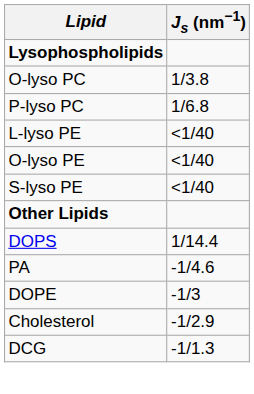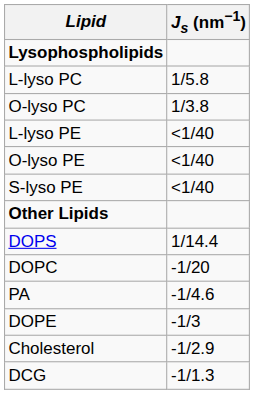+ row: (45, 79)
- row: (46, 106)
+ row: (33, 267)
